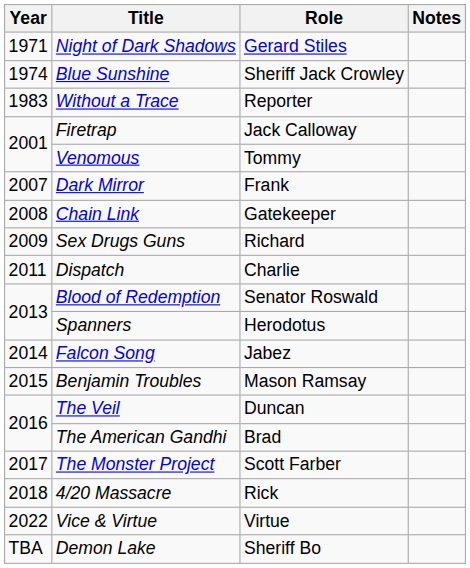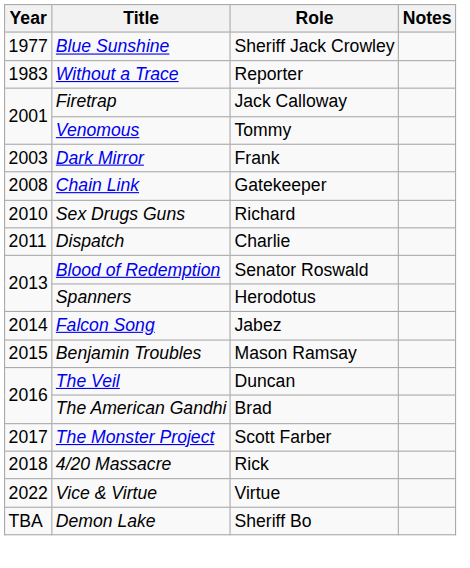- row: (146, 46)
(28, 74) 1974 -> (28, 46) 1977
(28, 185) 2007 -> (28, 158) 2003
(28, 241) 2009 -> (28, 213) 2010
